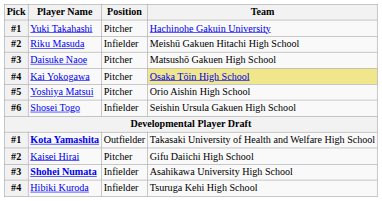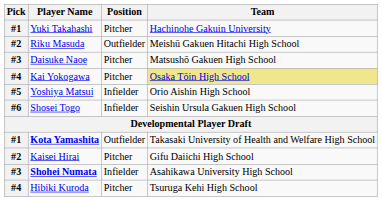(121, 44) Infielder -> (124, 44) Outfielder
(118, 92) Pitcher -> (121, 92) Infielder
(121, 188) Infielder -> (118, 188) Pitcher
